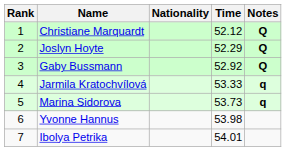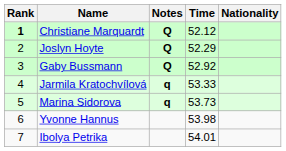columns swapped: (180, 13) <-> (263, 13)
(21, 31) normal -> (21, 31) bold
